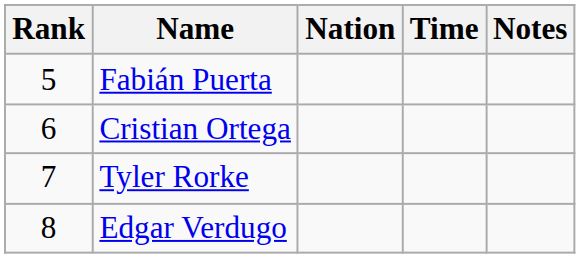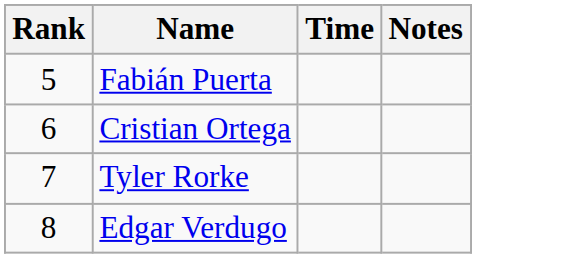- column: (350, 29)
